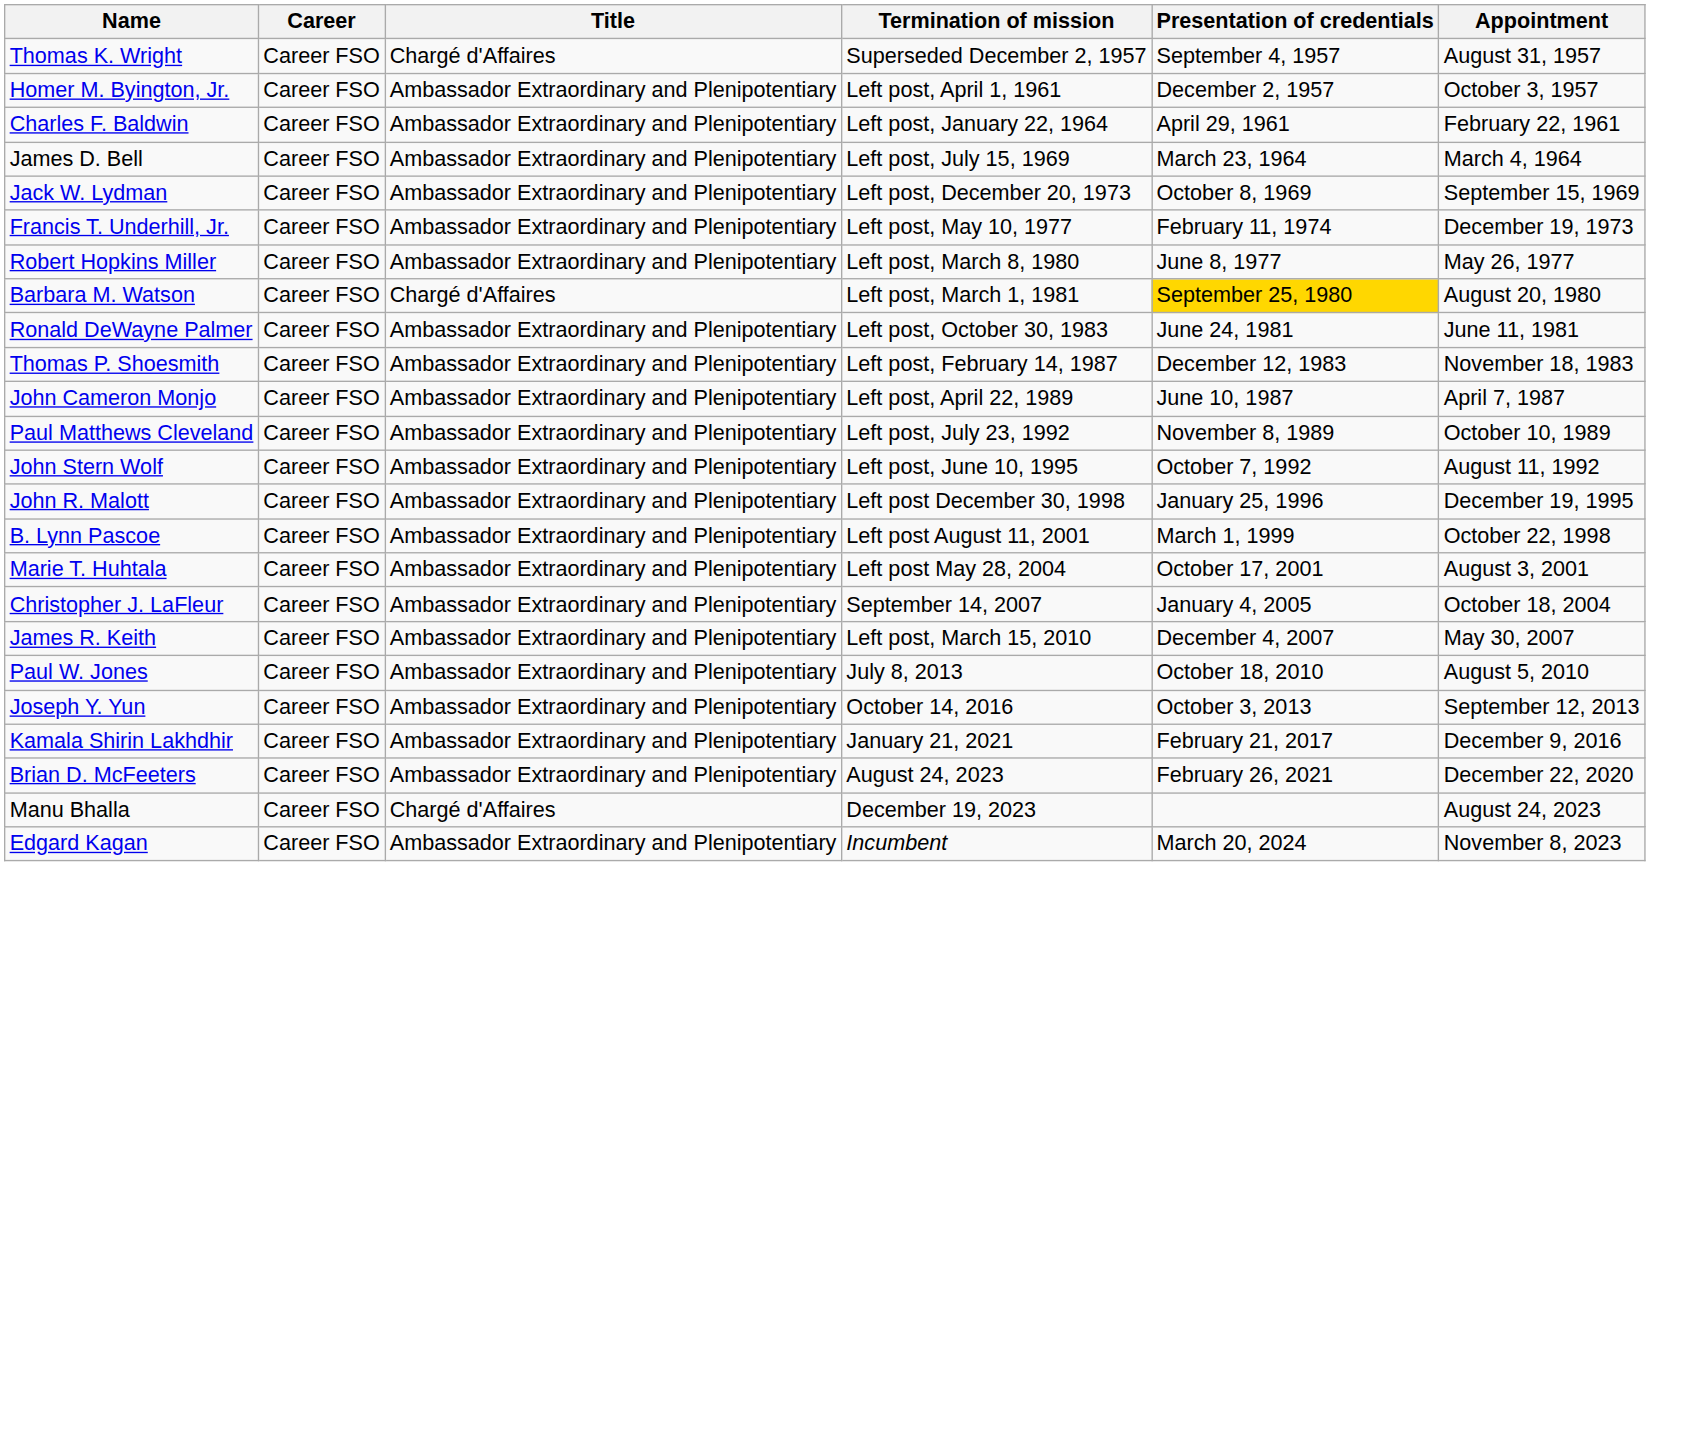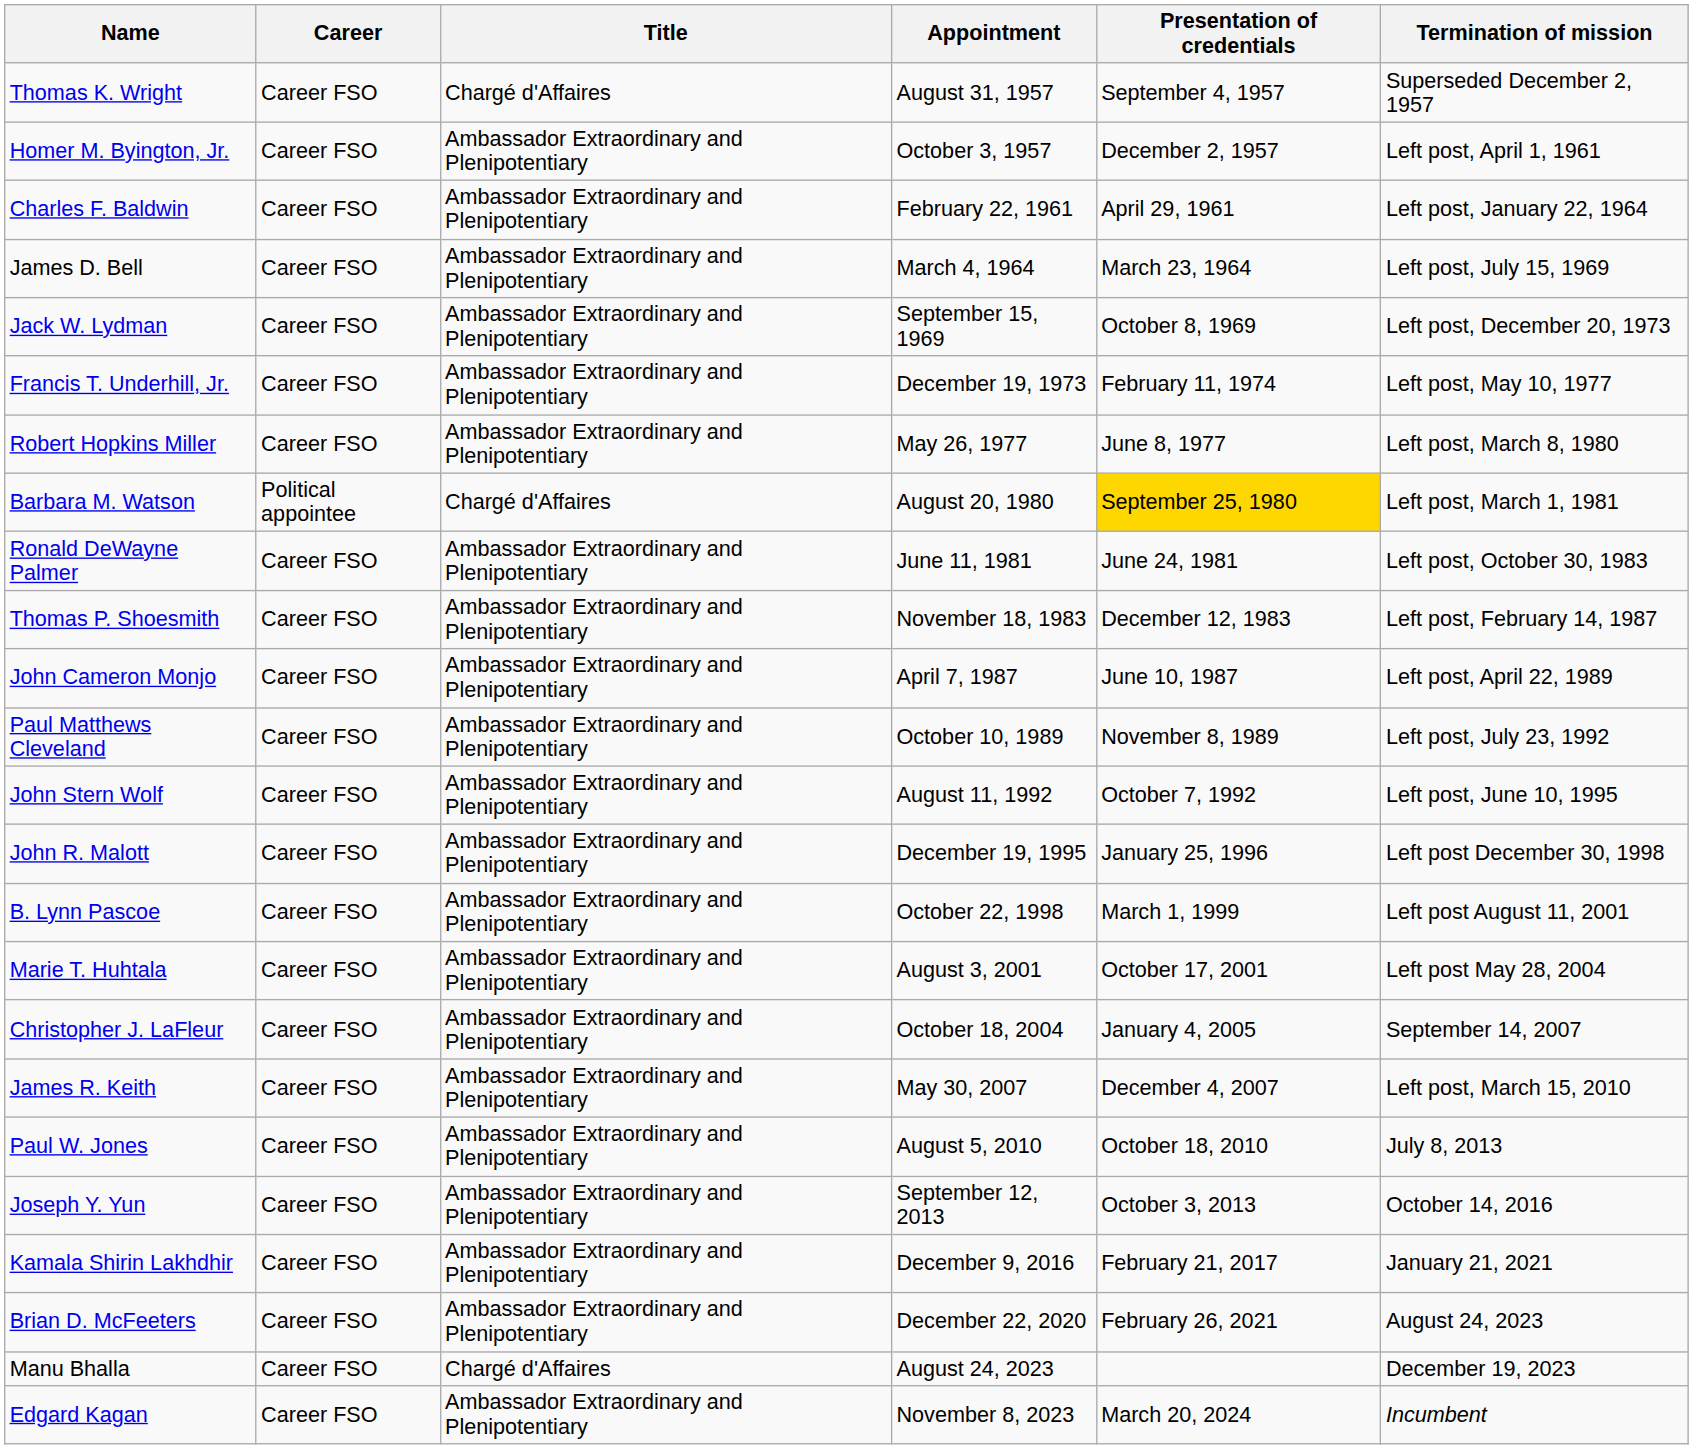columns swapped: (1542, 21) <-> (996, 21)
(322, 295) Career FSO -> (309, 502) Political appointee
